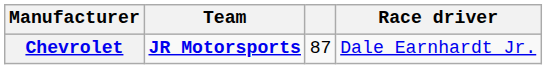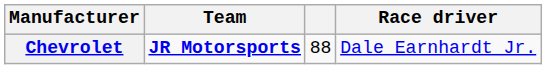(321, 49) 87 -> (321, 49) 88
